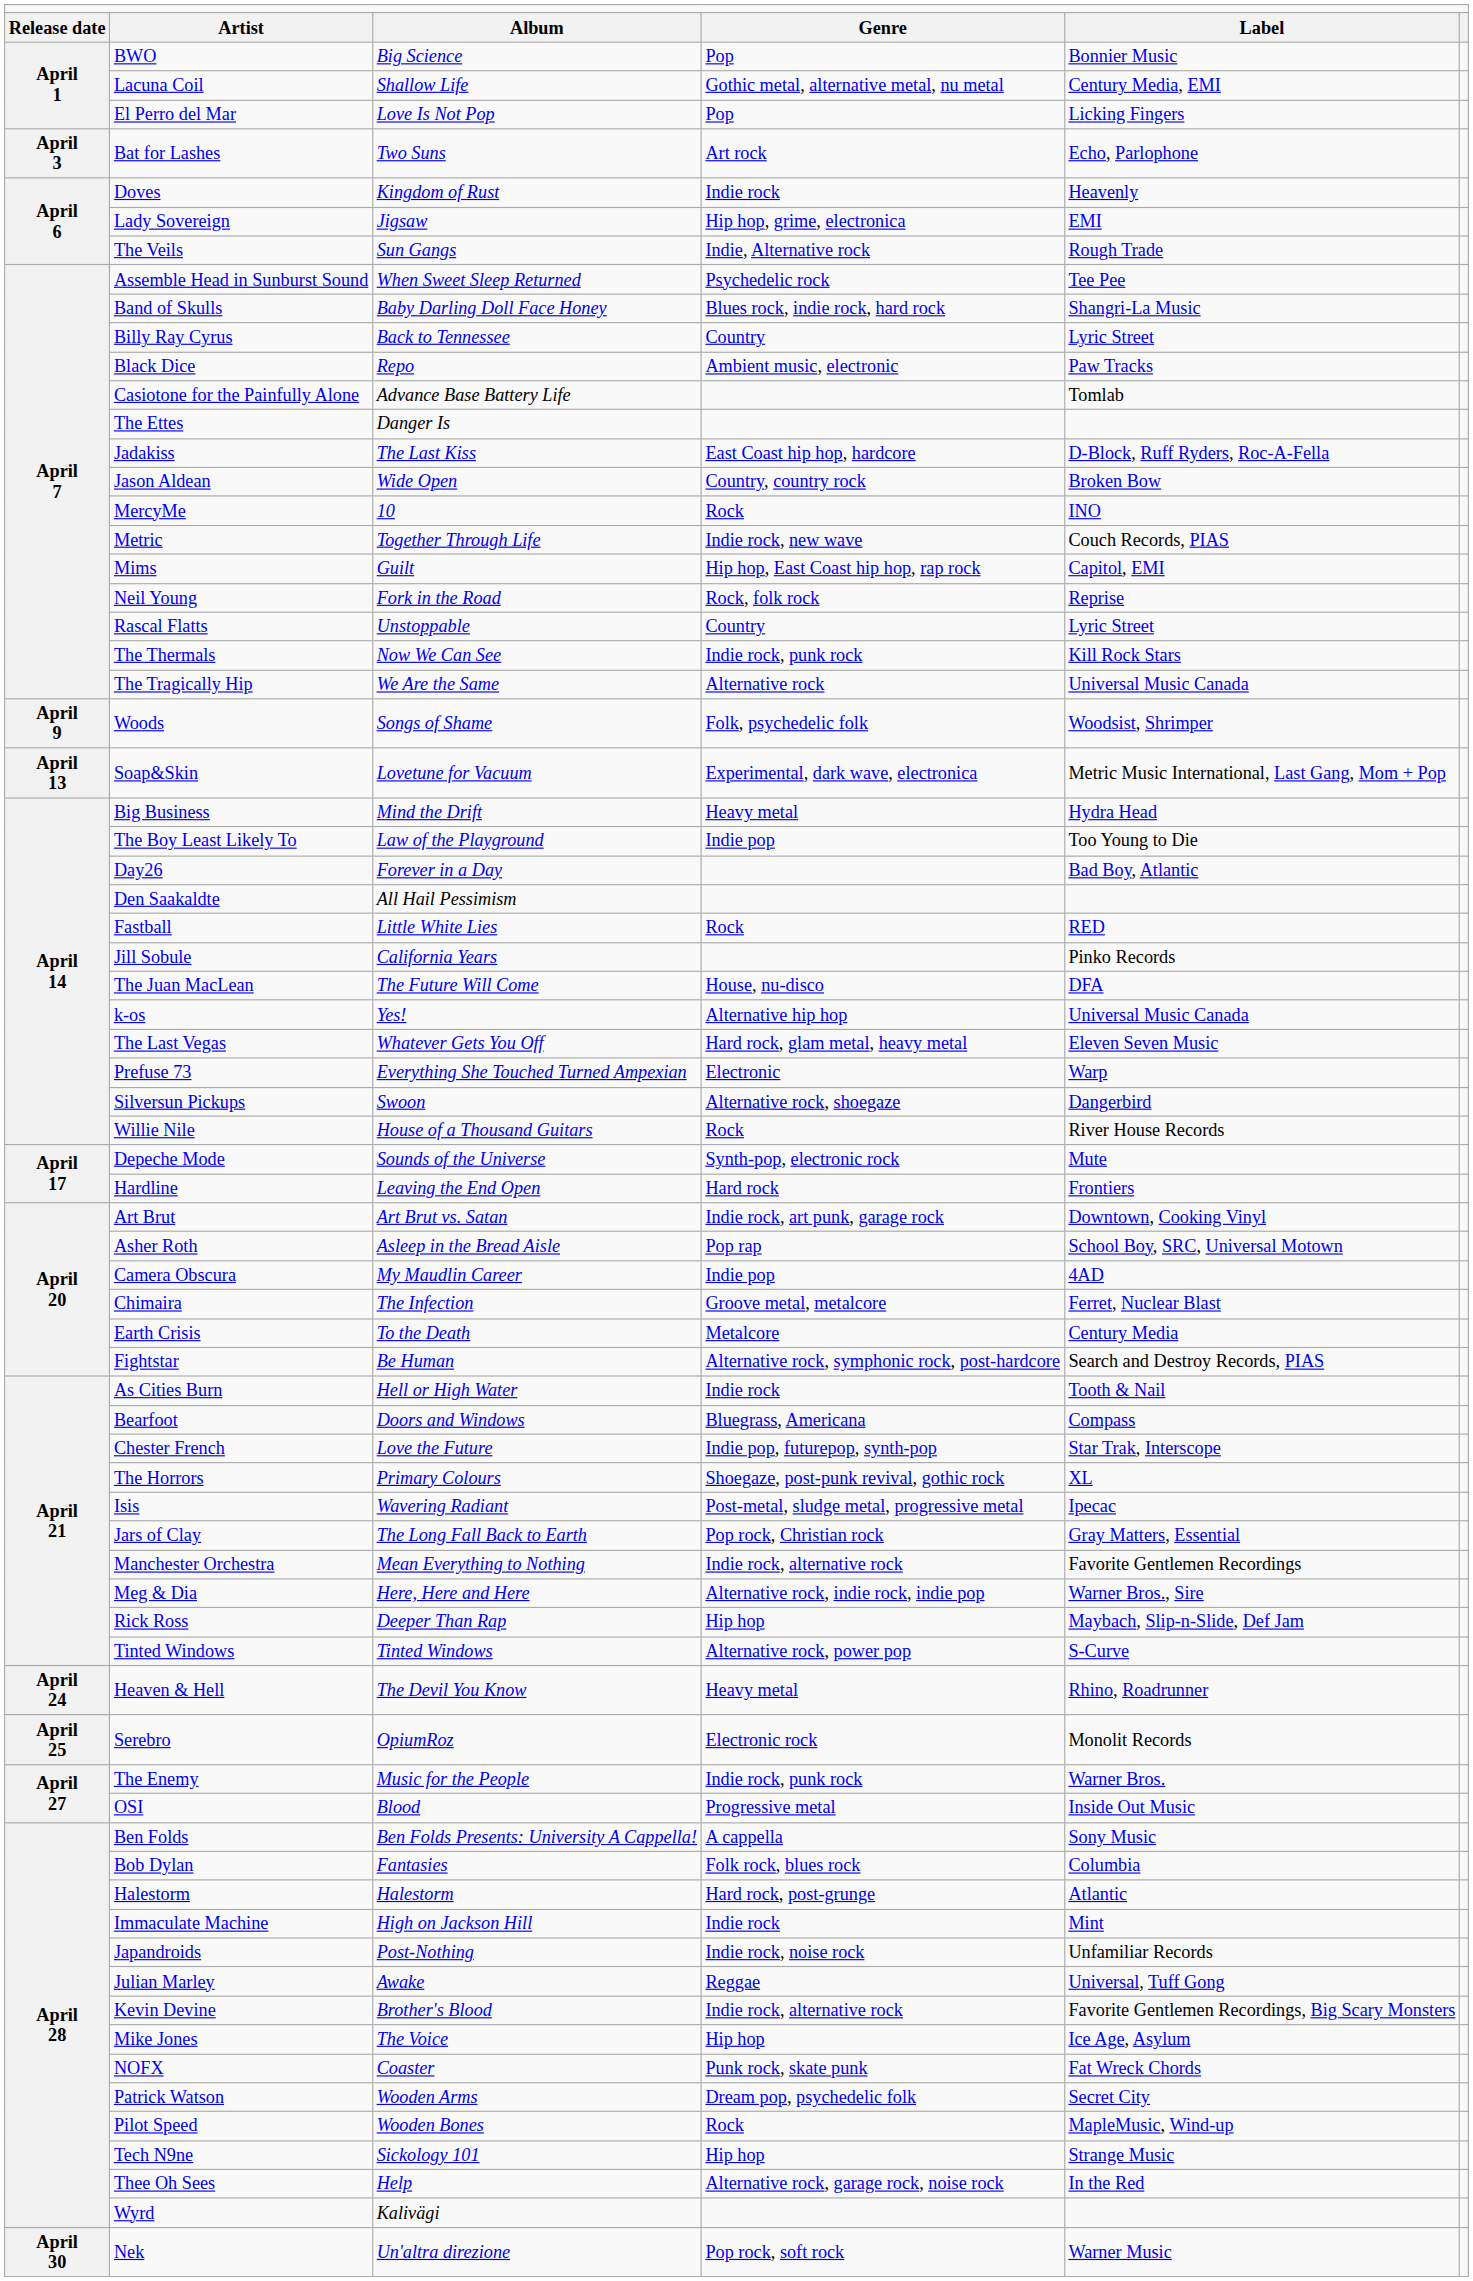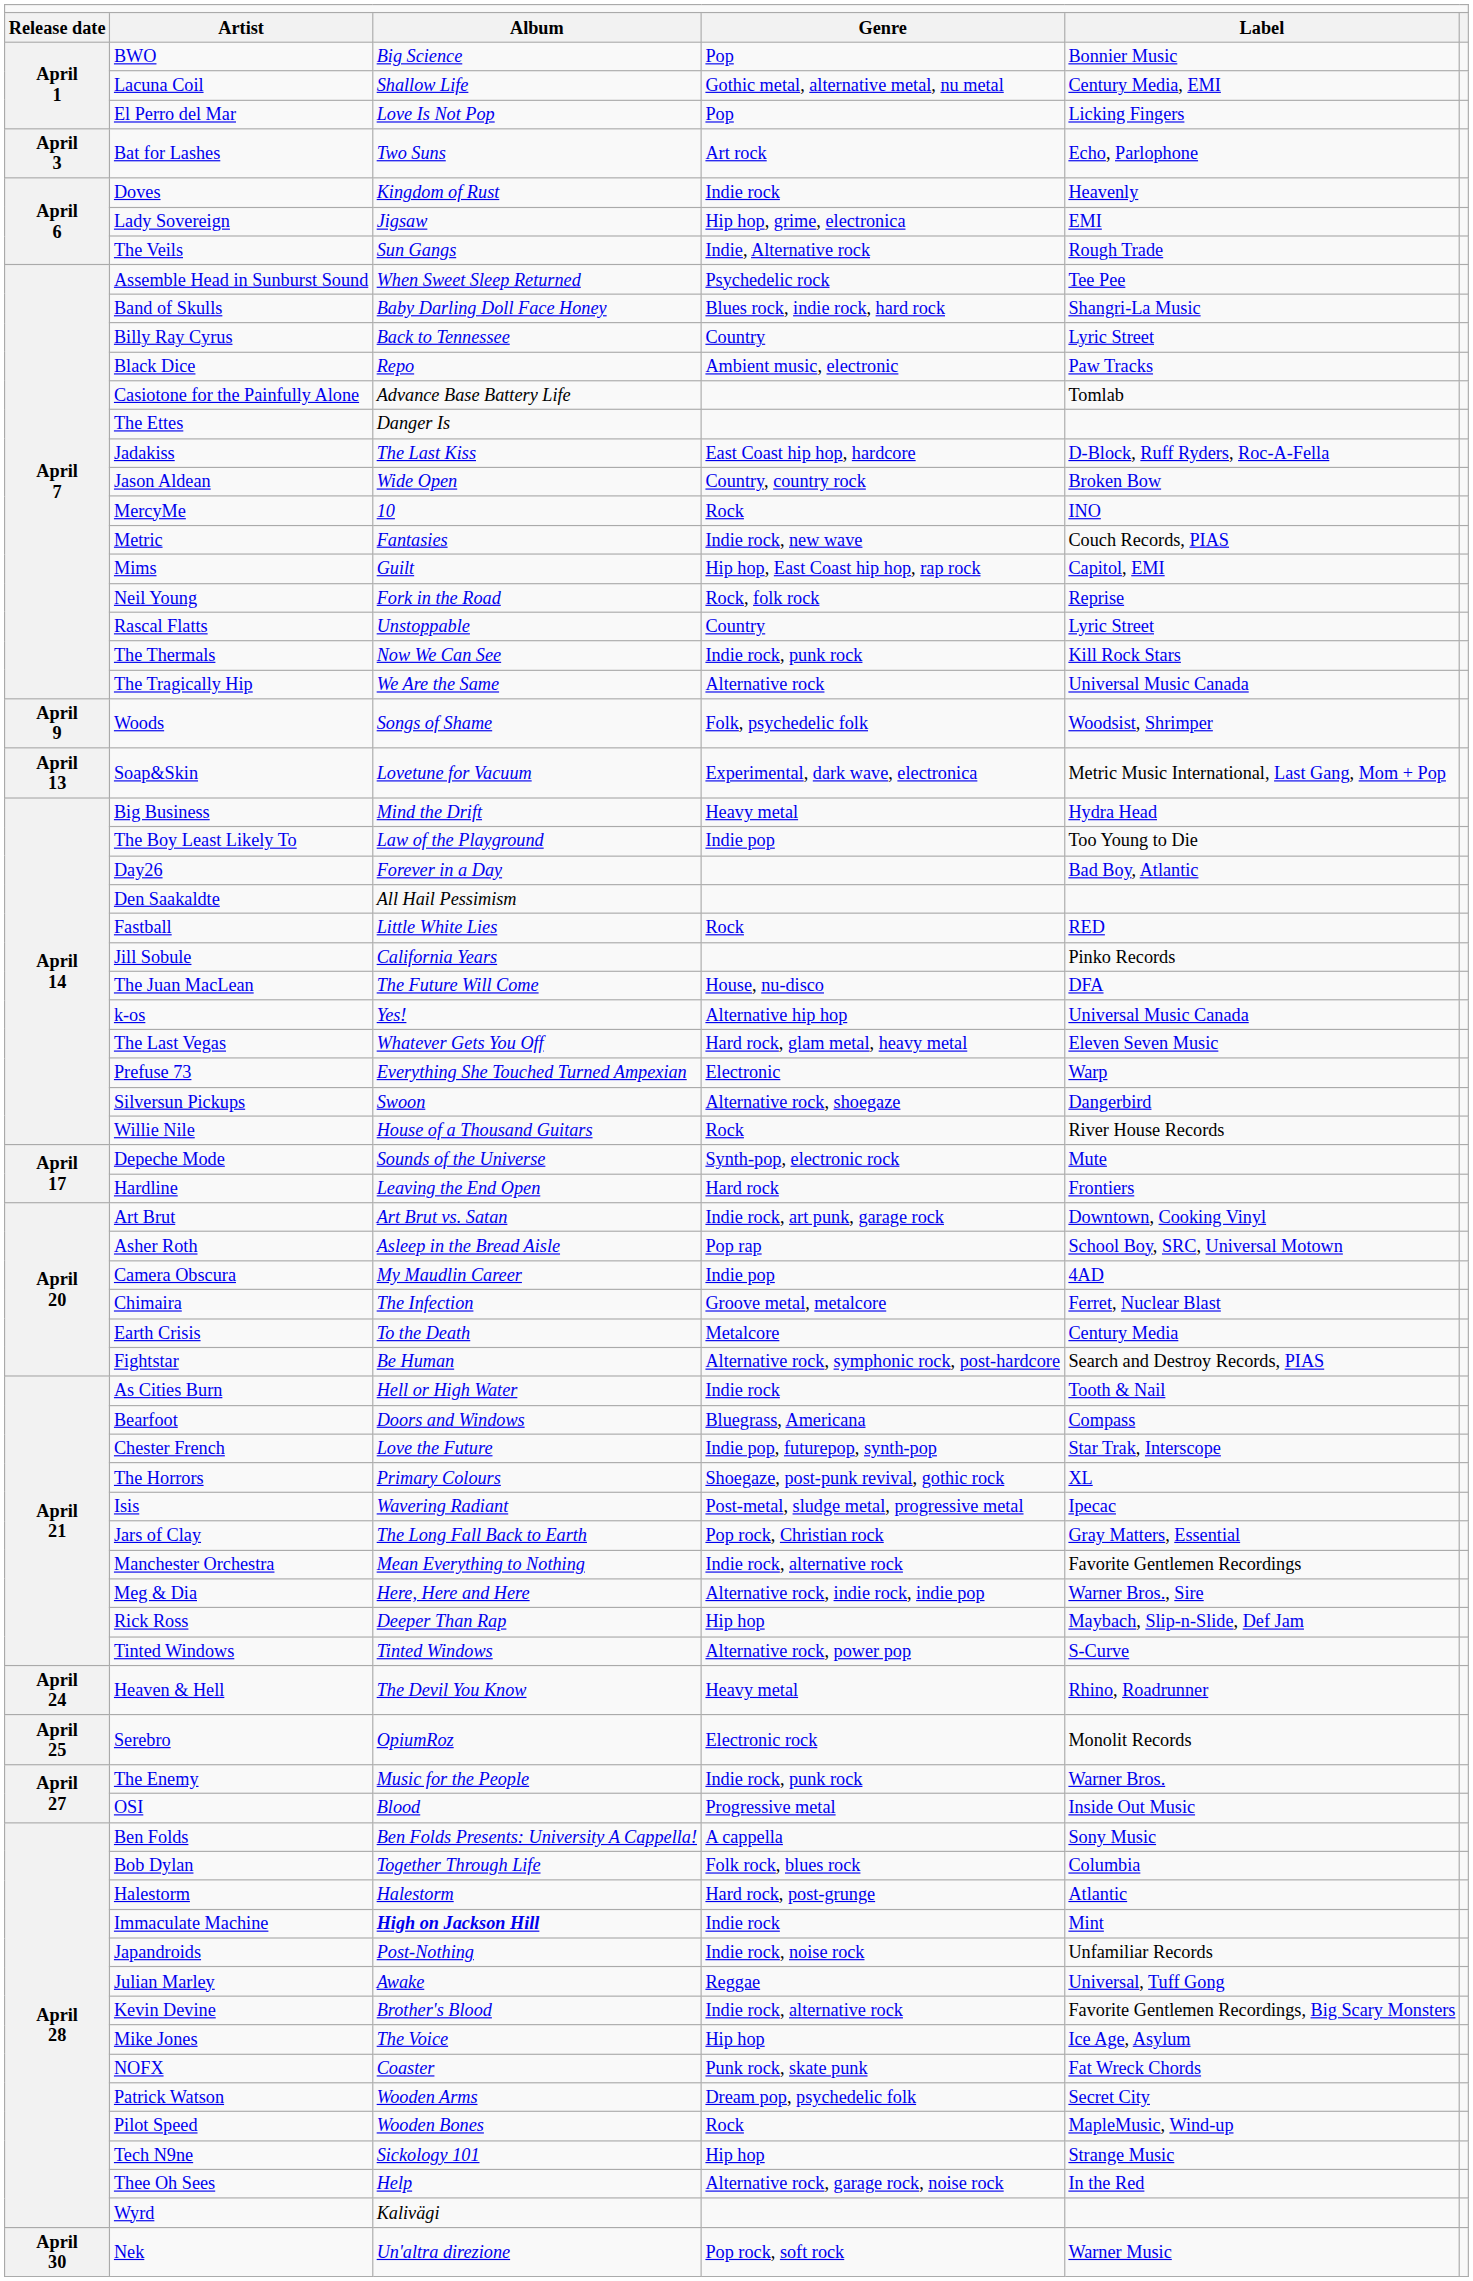(459, 539) Together Through Life -> (412, 539) Fantasies
(412, 1865) Fantasies -> (459, 1865) Together Through Life
(454, 1923) normal -> (458, 1923) bold
